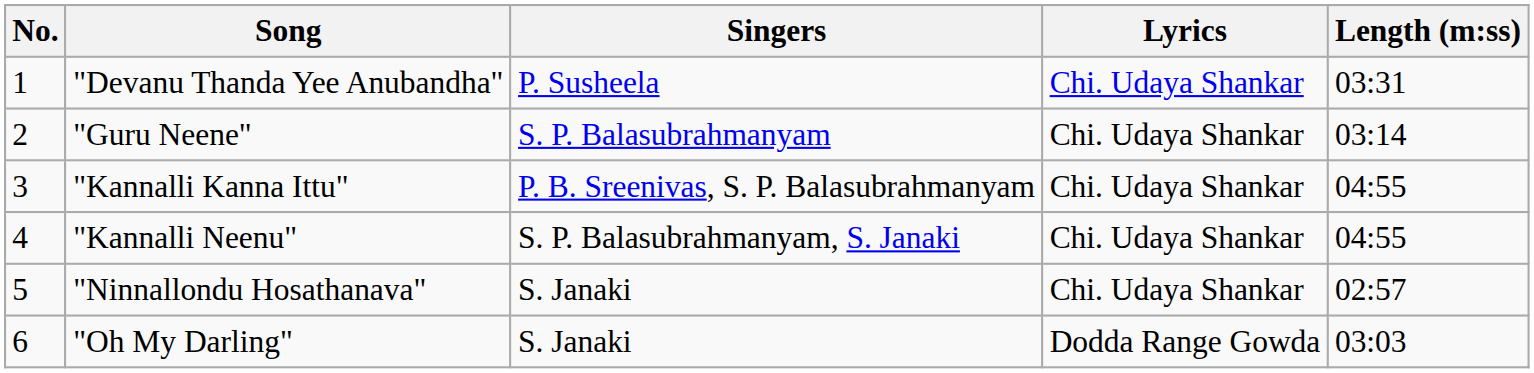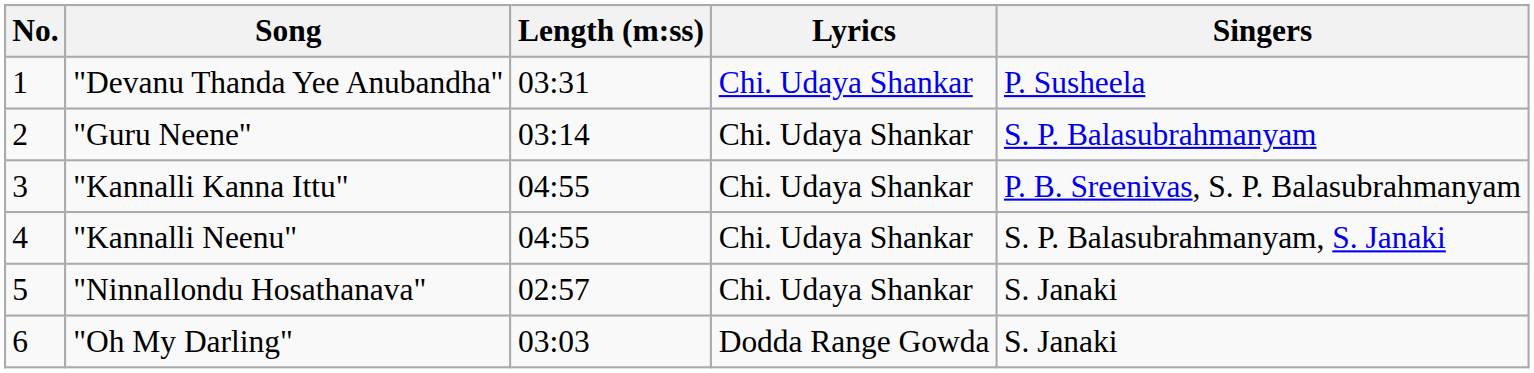columns swapped: (777, 30) <-> (1428, 30)
